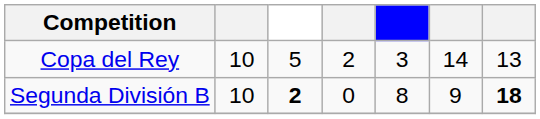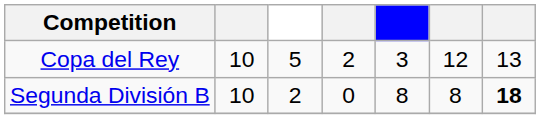(455, 58) 14 -> (455, 58) 12
(295, 95) bold -> (295, 95) normal
(455, 95) 9 -> (455, 95) 8
